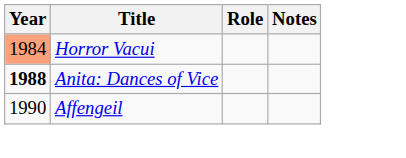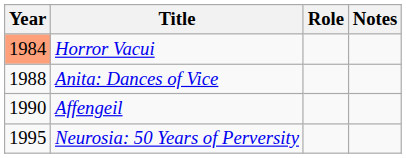(28, 78) bold -> (28, 78) normal
+ row: (177, 138)
